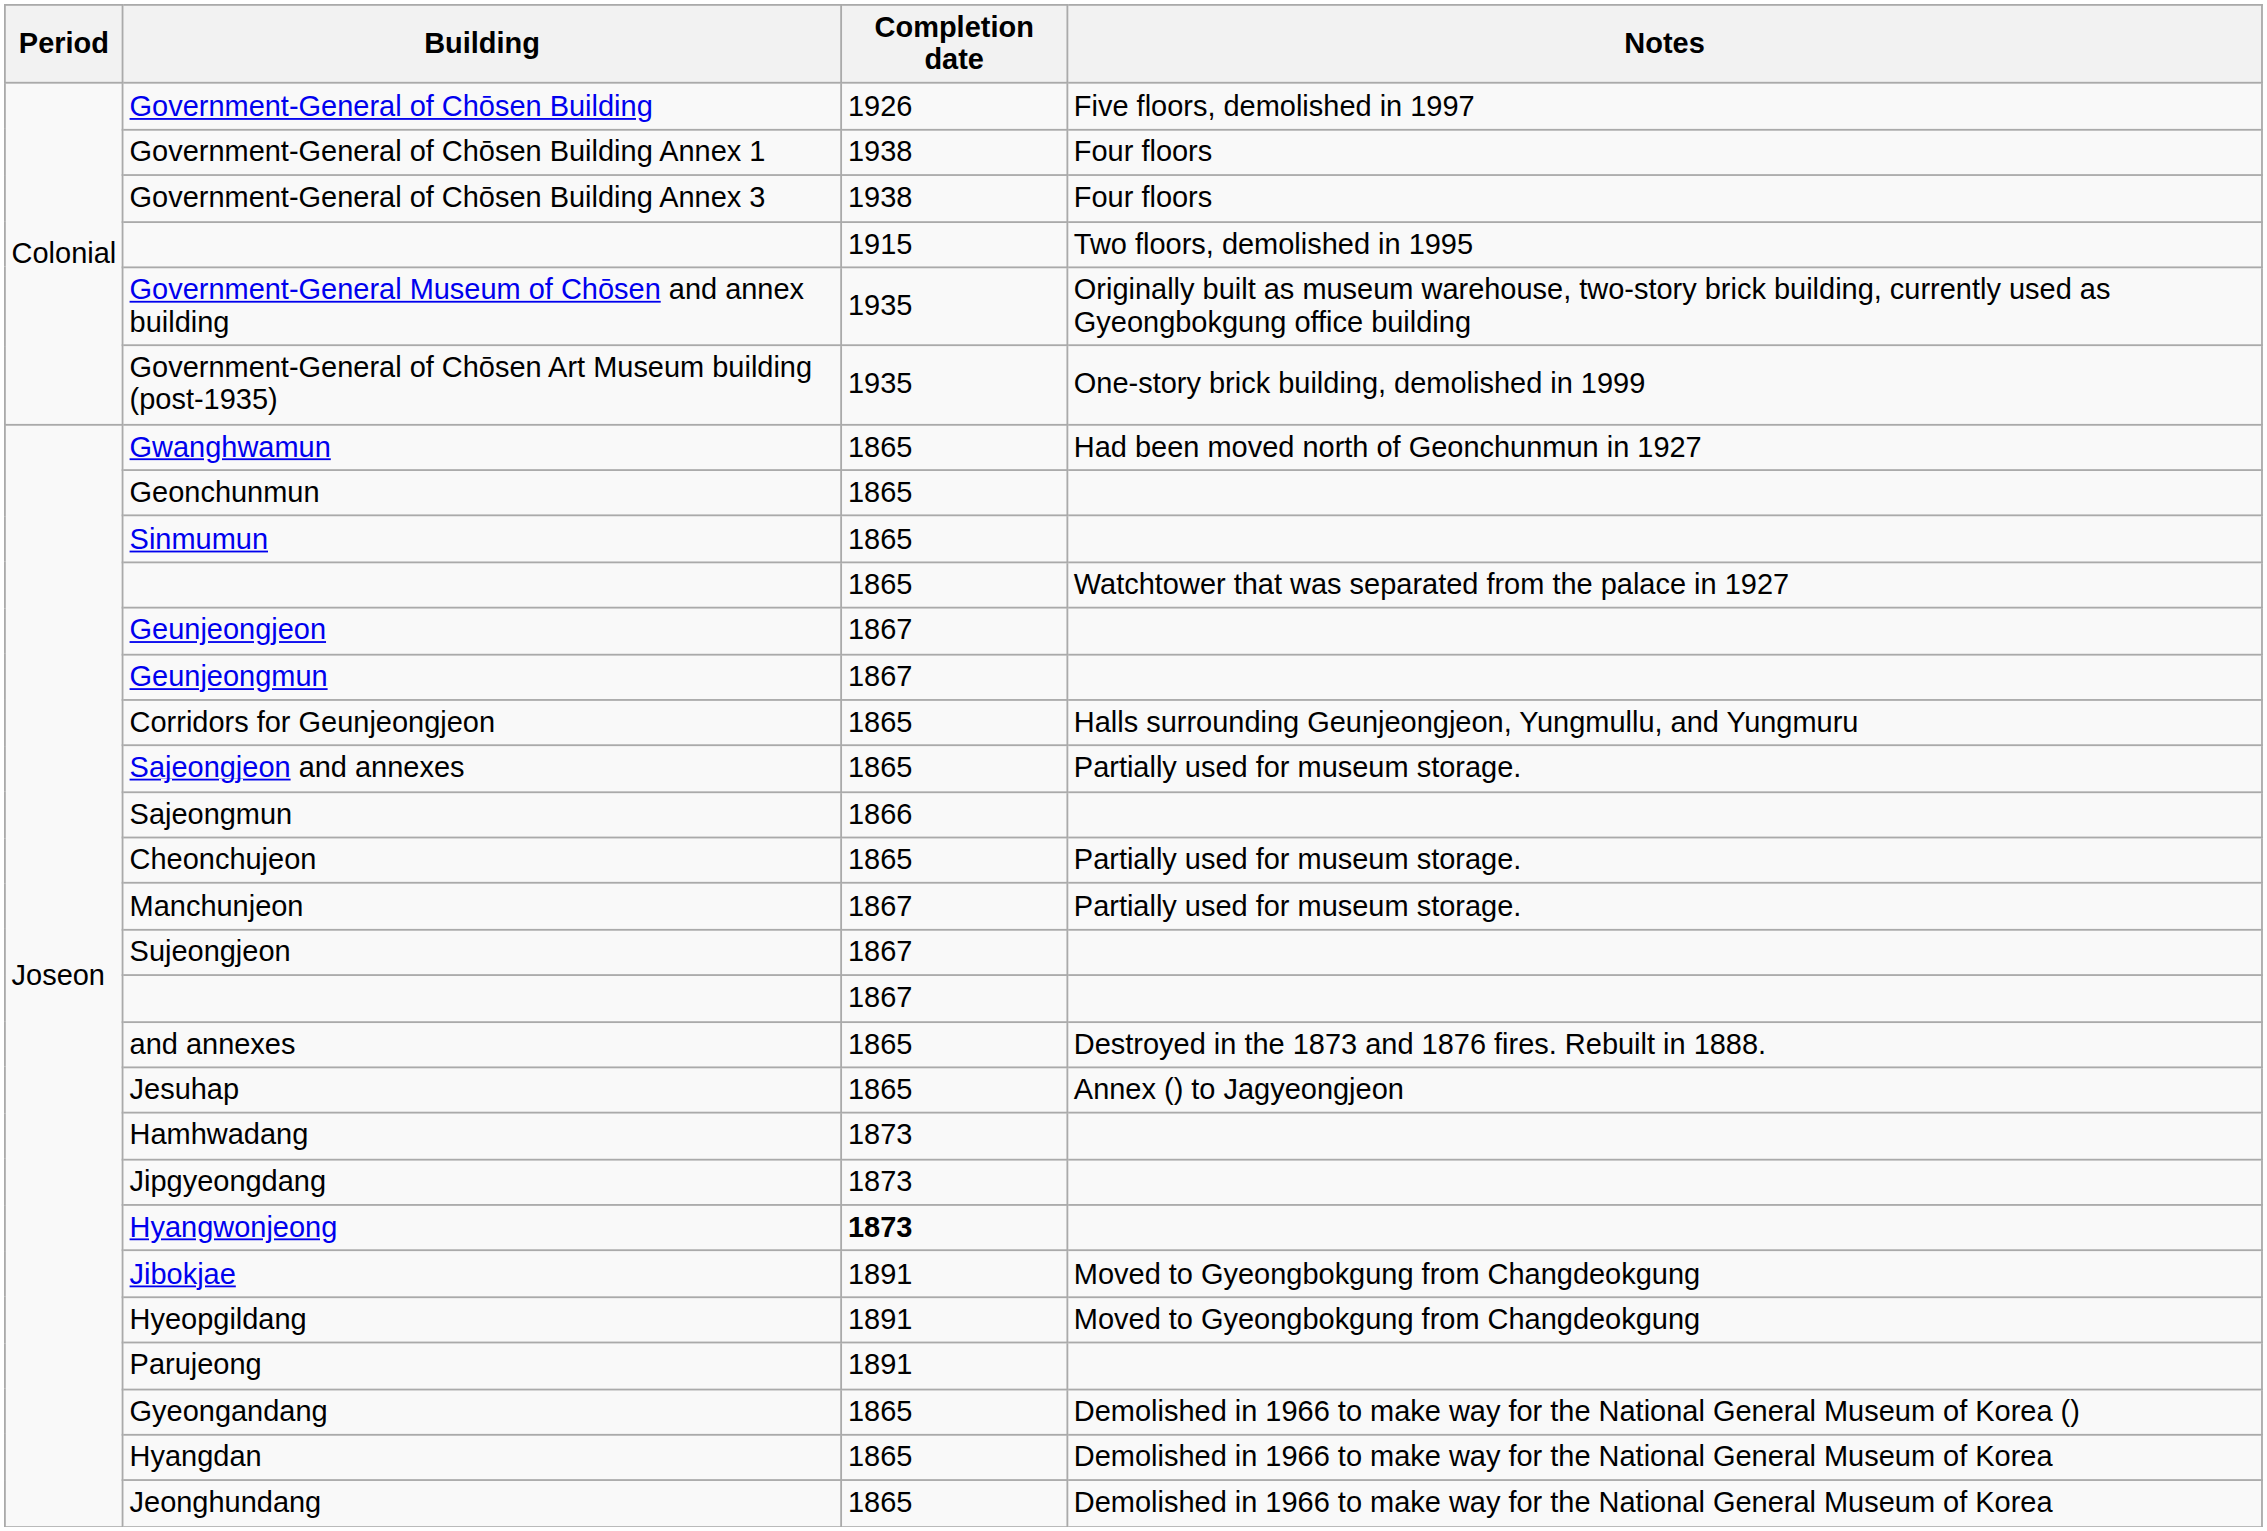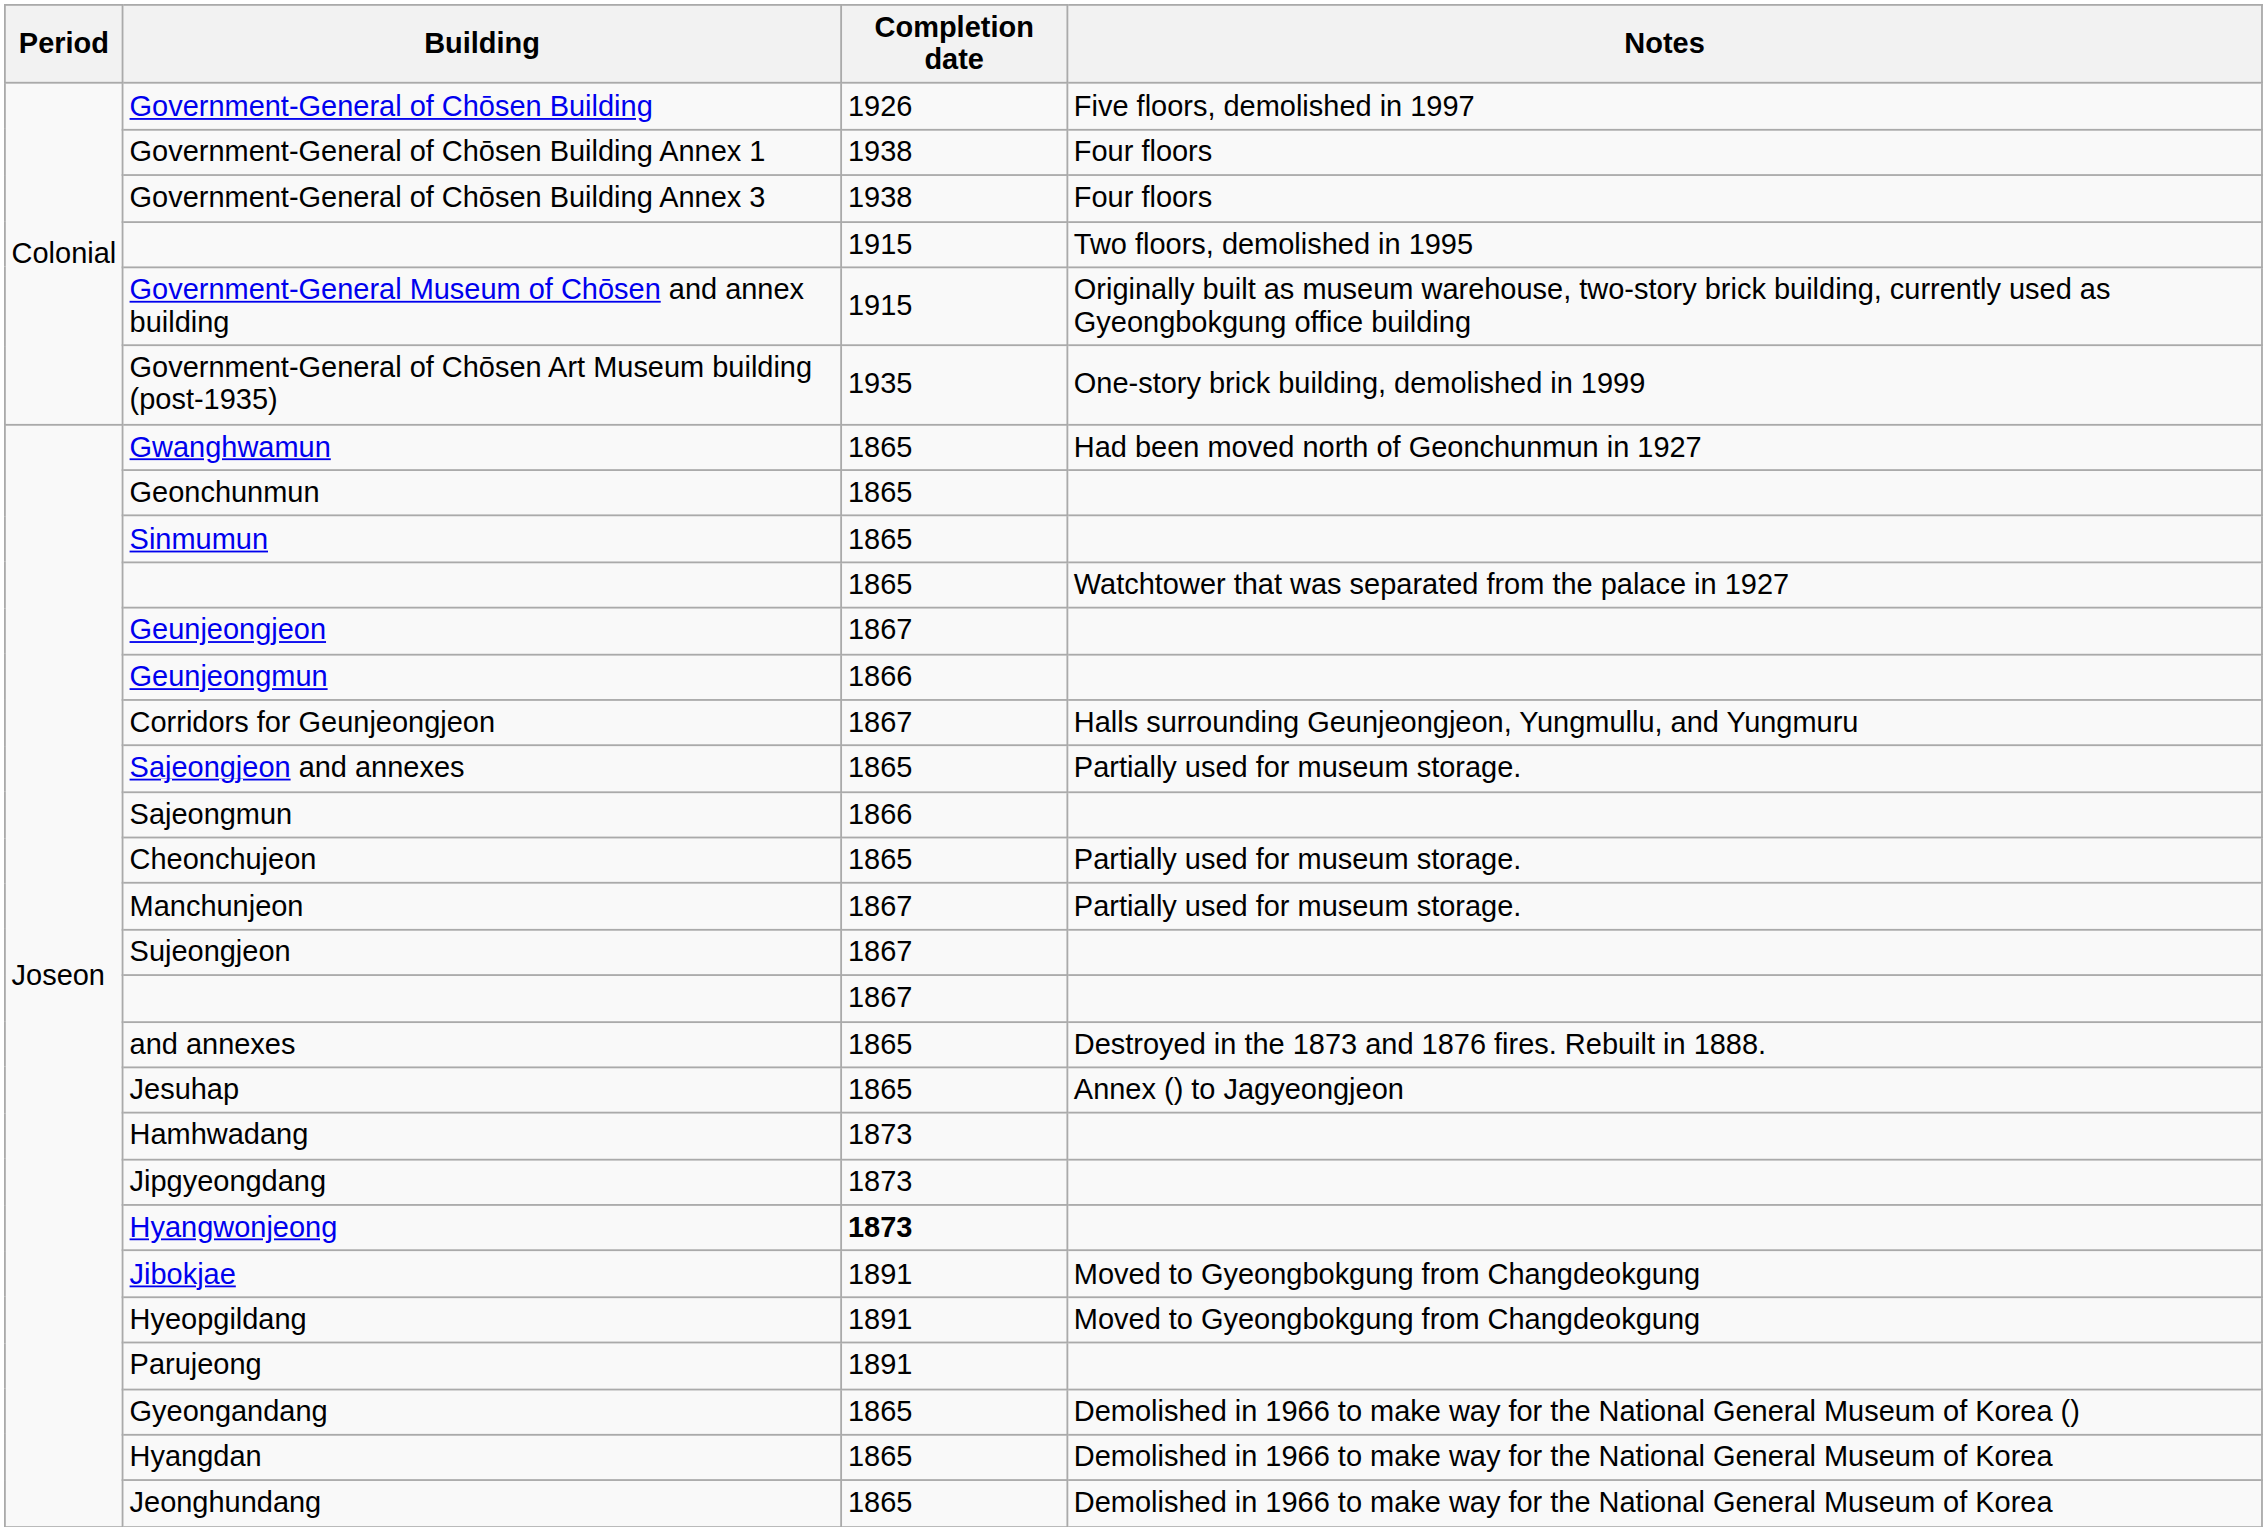(880, 305) 1935 -> (880, 305) 1915
(880, 676) 1867 -> (880, 676) 1866
(880, 722) 1865 -> (880, 722) 1867
